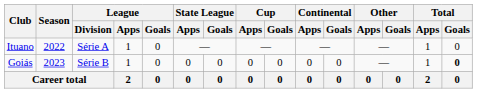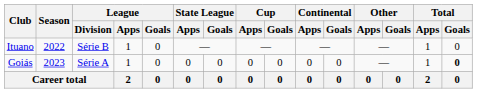(93, 46) Série A -> (93, 46) Série B
(93, 63) Série B -> (93, 63) Série A
